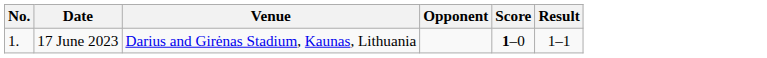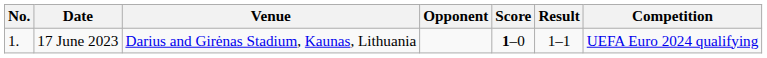+ column: (673, 16)
